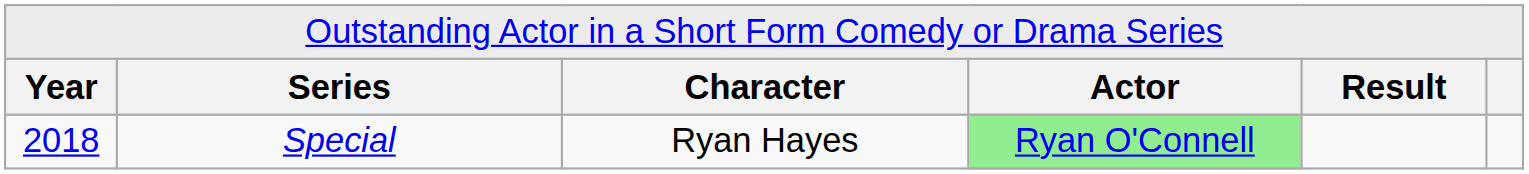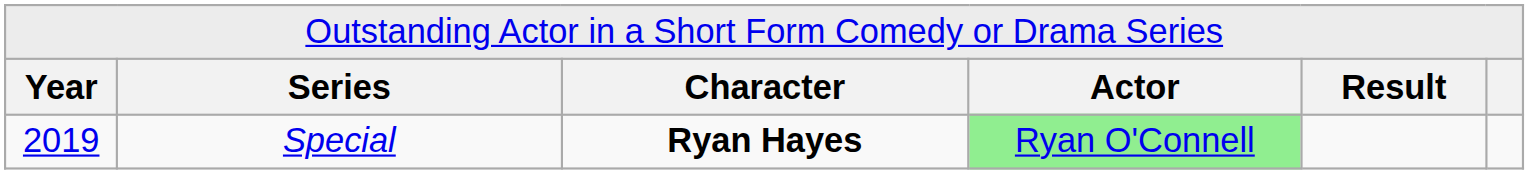(61, 140) 2018 -> (61, 140) 2019
(765, 140) normal -> (765, 140) bold
